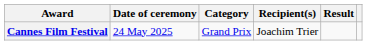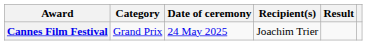columns swapped: (155, 13) <-> (227, 13)
